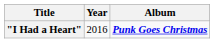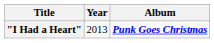(97, 29) 2016 -> (97, 29) 2013
